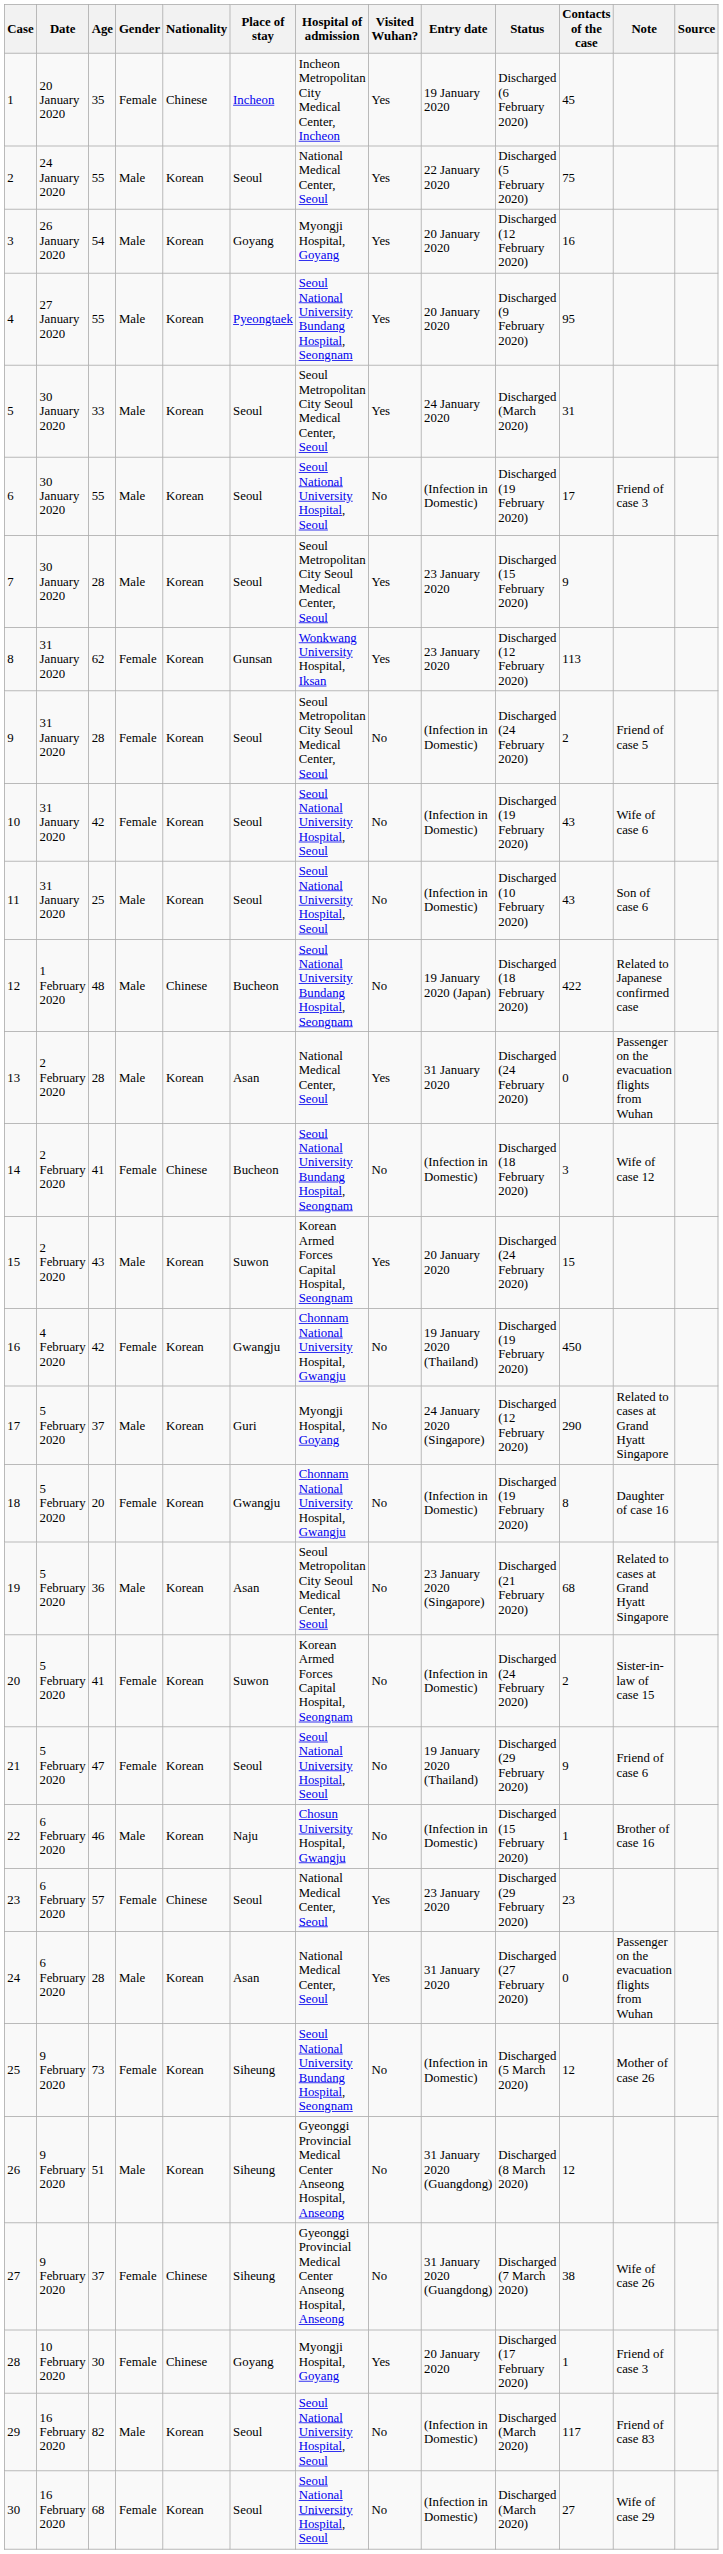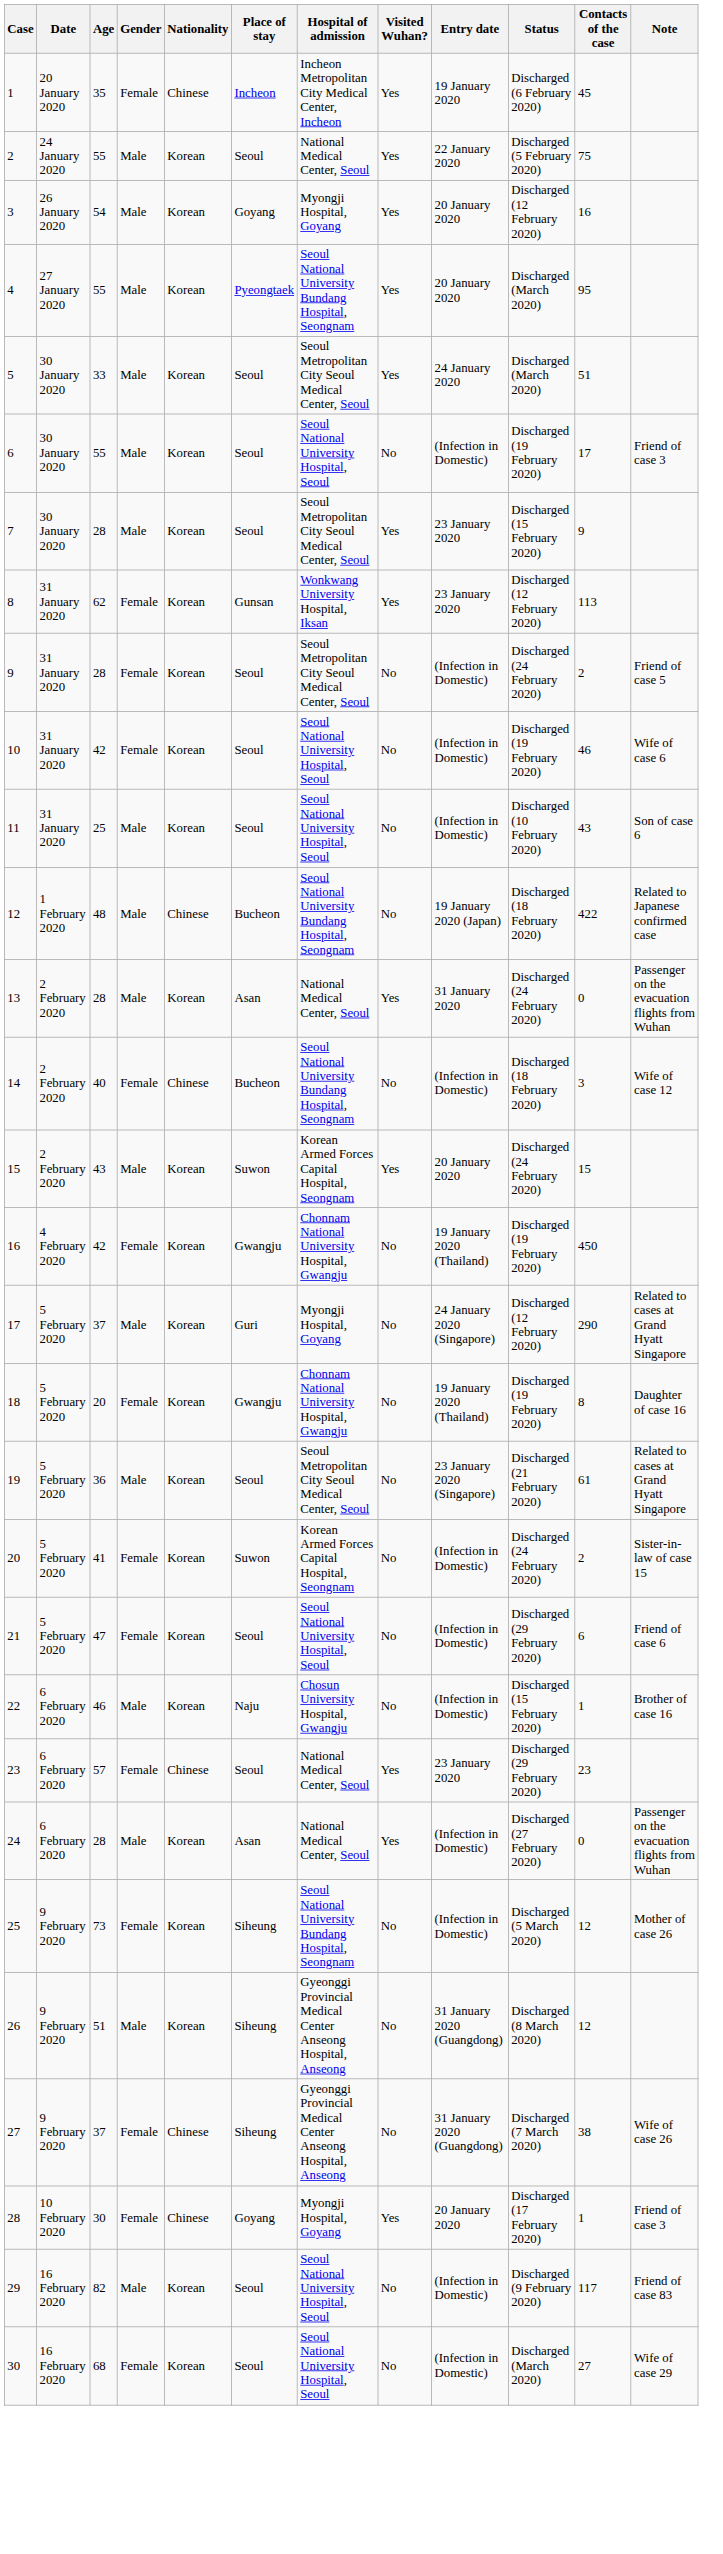- column: (697, 29)
(527, 319) Discharged (9 February 2020) -> (540, 290) Discharged (March 2020)
(569, 411) 31 -> (584, 375) 51
(569, 822) 43 -> (584, 750) 46
(98, 1170) 41 -> (99, 1083) 40
(456, 1503) (Infection in Domestic) -> (462, 1402) 19 January 2020 (Thailand)
(246, 1588) Asan -> (249, 1480) Seoul
(569, 1588) 68 -> (584, 1480) 61
(452, 1765) 19 January 2020 (Thailand) -> (466, 1636) (Infection in Domestic)
(565, 1765) 9 -> (581, 1636) 6
(452, 1977) 31 January 2020 -> (466, 1841) (Infection in Domestic)
(527, 2432) Discharged (March 2020) -> (541, 2288) Discharged (9 February 2020)
